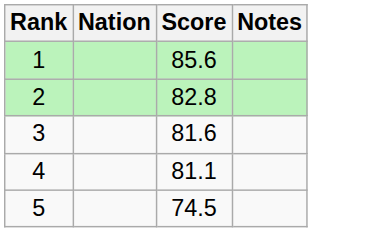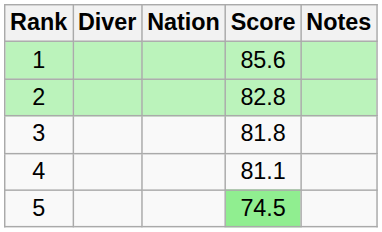+ column: (107, 23)
(194, 134) 81.6 -> (263, 134) 81.8
(194, 208) no background -> (263, 208) lightgreen background
